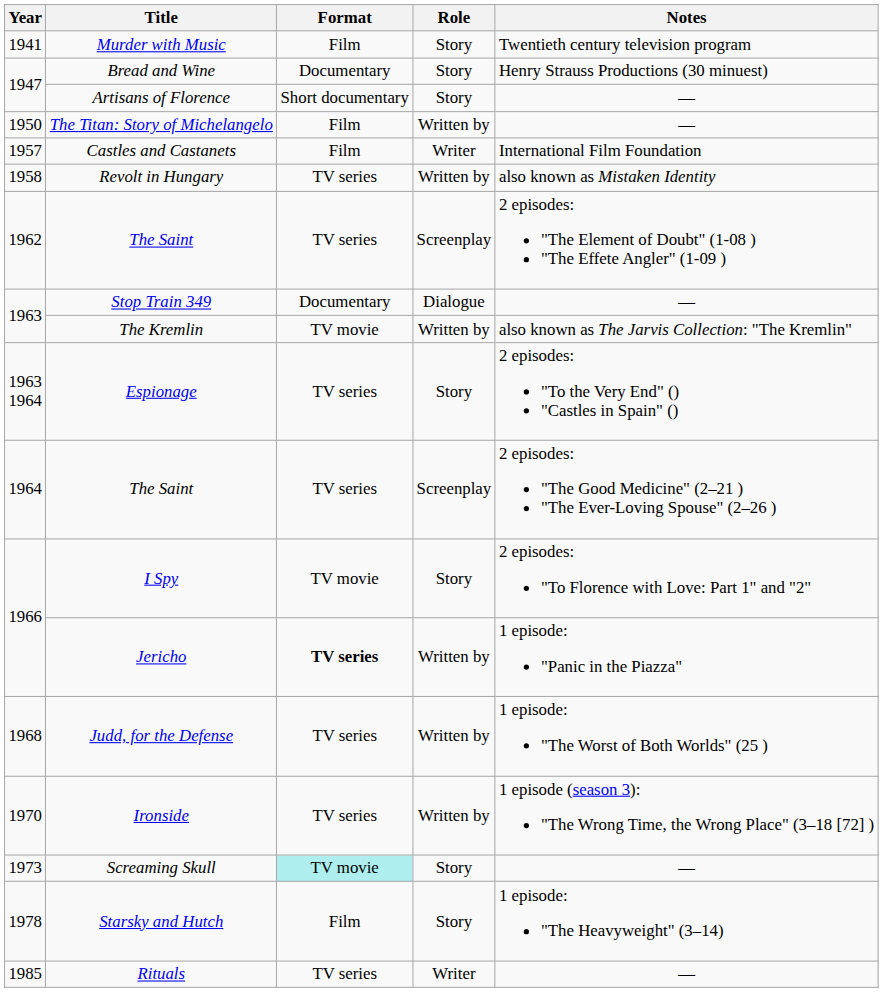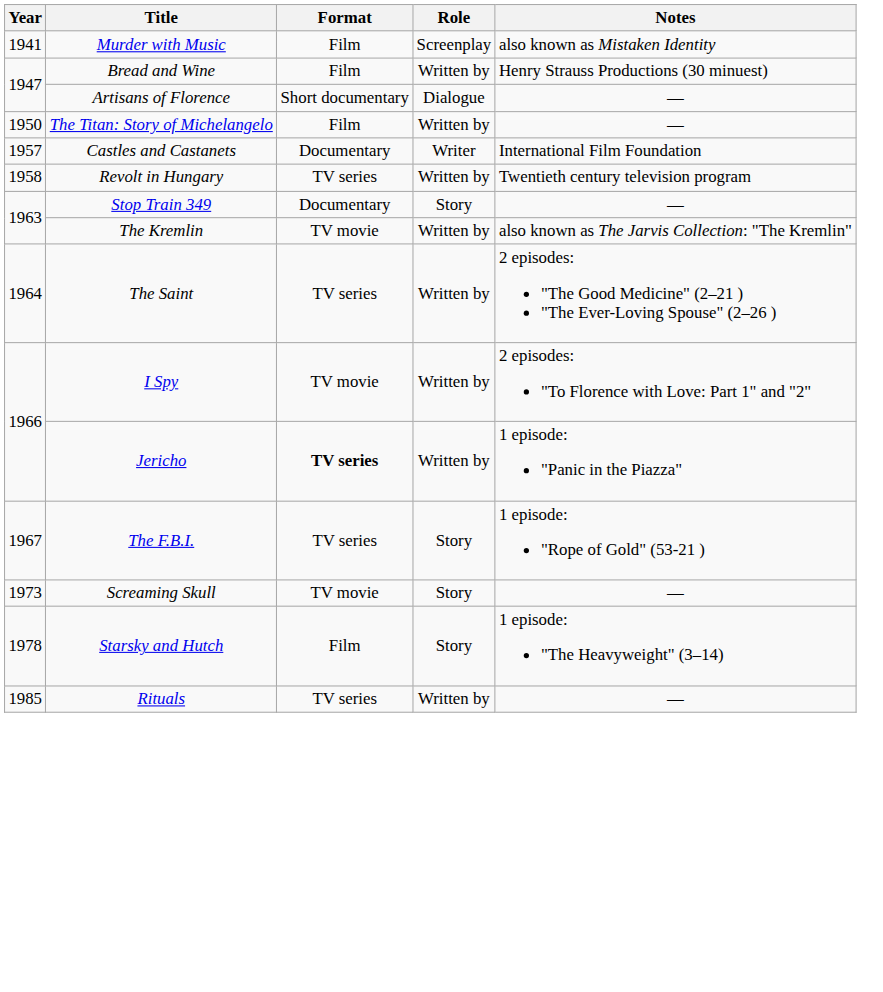(454, 44) Story -> (454, 44) Screenplay
(625, 44) Twentieth century television program -> (607, 44) also known as Mistaken Identity
(345, 71) Documentary -> (345, 71) Film
(454, 71) Story -> (454, 71) Written by
(454, 97) Story -> (454, 97) Dialogue
(345, 151) Film -> (345, 151) Documentary
(607, 177) also known as Mistaken Identity -> (625, 177) Twentieth century television program
- row: (25, 240)
(454, 302) Dialogue -> (454, 204) Story
- row: (25, 391)
(454, 489) Screenplay -> (454, 293) Written by
(454, 577) Story -> (454, 381) Written by
+ row: (25, 540)
- row: (25, 736)
- row: (25, 815)
(345, 868) paleturquoise background -> (345, 593) no background
(454, 974) Writer -> (454, 698) Written by
